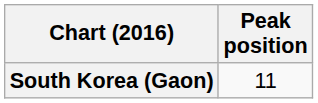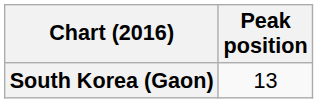(266, 80) 11 -> (266, 80) 13
